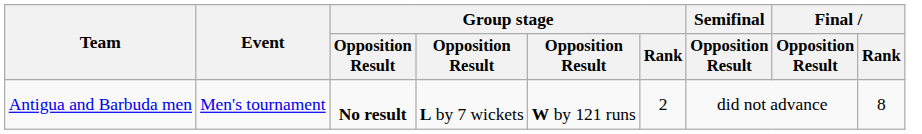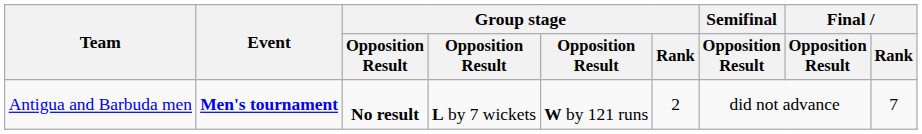(263, 104) normal -> (269, 104) bold
(881, 104) 8 -> (894, 104) 7
